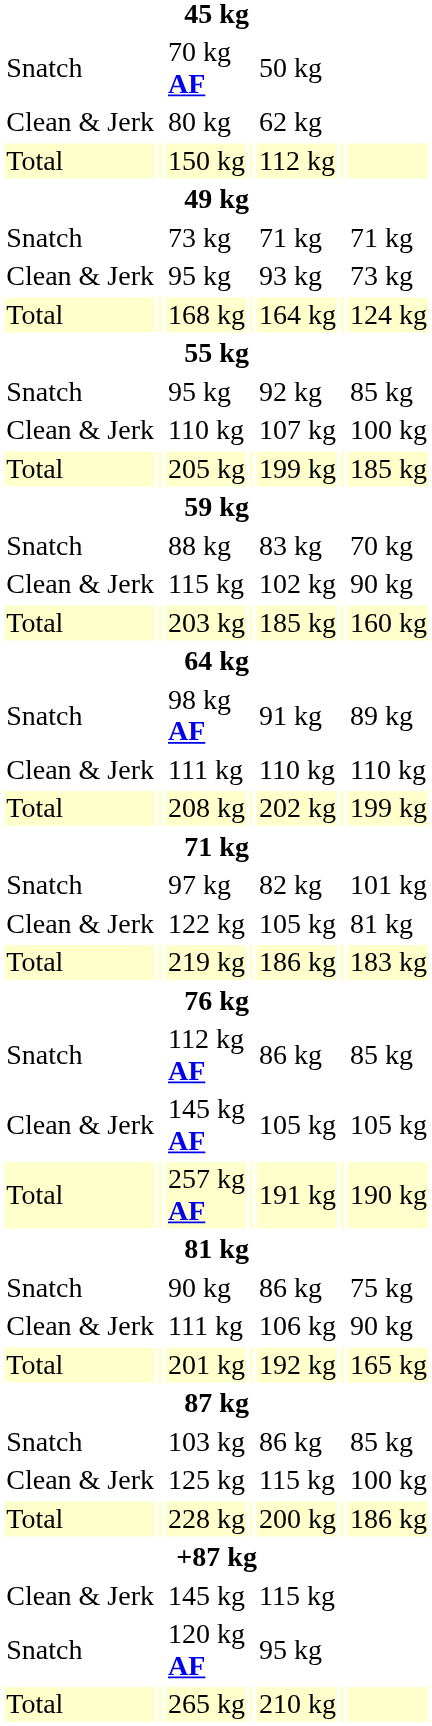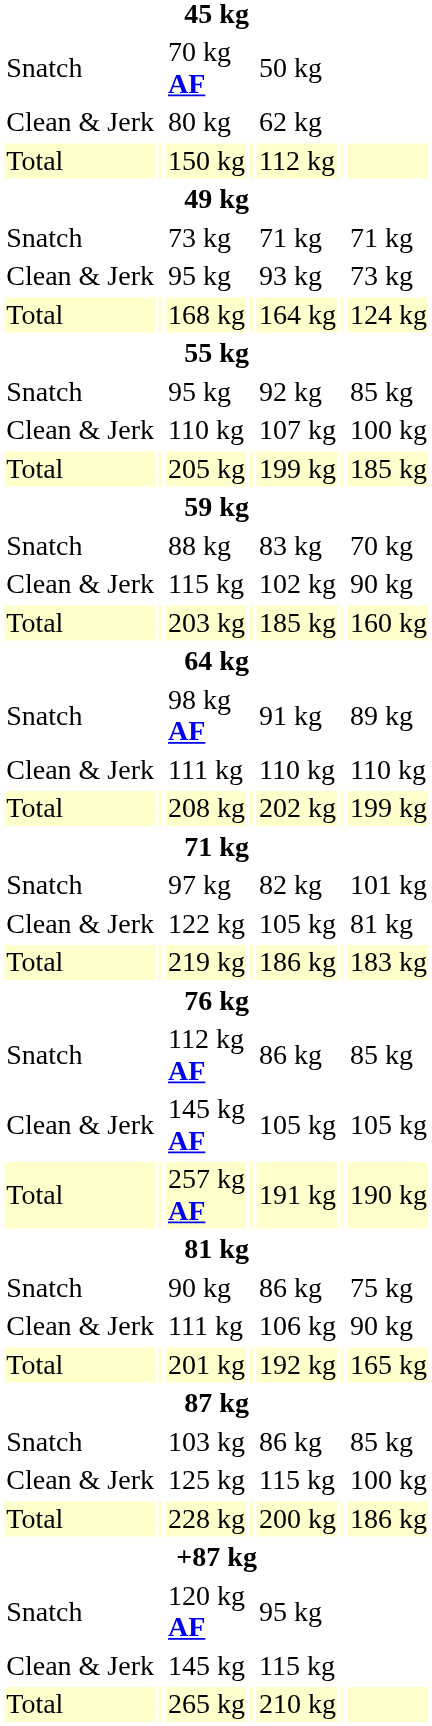rows swapped: (44, 1649) <-> (80, 1595)
